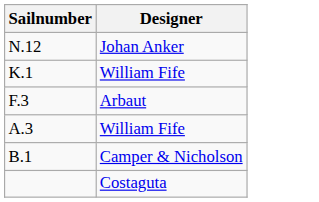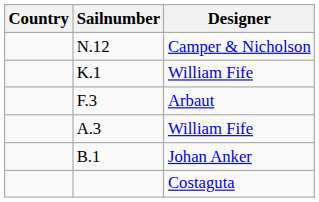+ column: (39, 18)
(142, 46) Johan Anker -> (239, 46) Camper & Nicholson
(171, 156) Camper & Nicholson -> (210, 156) Johan Anker
